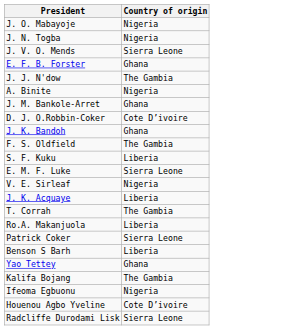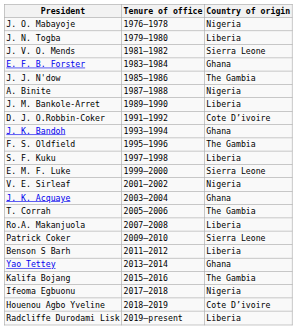+ column: (163, 11)
(141, 38) Nigeria -> (224, 38) Liberia
(136, 104) Ghana -> (224, 104) Liberia
(141, 198) Liberia -> (219, 198) Ghana
(153, 318) Sierra Leone -> (224, 318) Liberia
